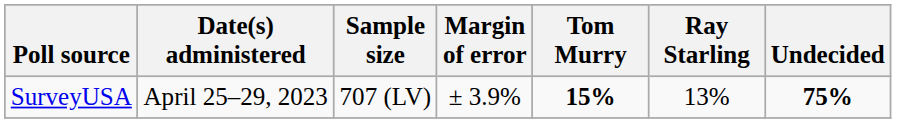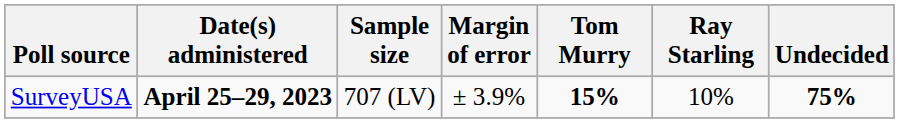(236, 96) normal -> (238, 96) bold
(707, 96) 13% -> (711, 96) 10%
